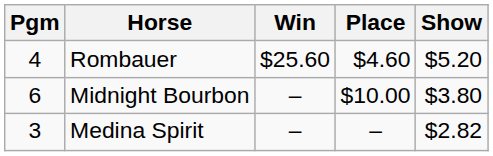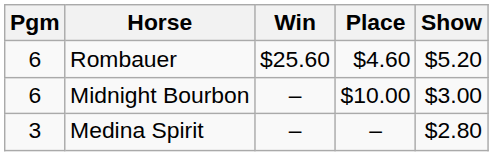(35, 58) 4 -> (35, 58) 6
(453, 95) $3.80 -> (453, 95) $3.00
(453, 131) $2.82 -> (453, 131) $2.80
